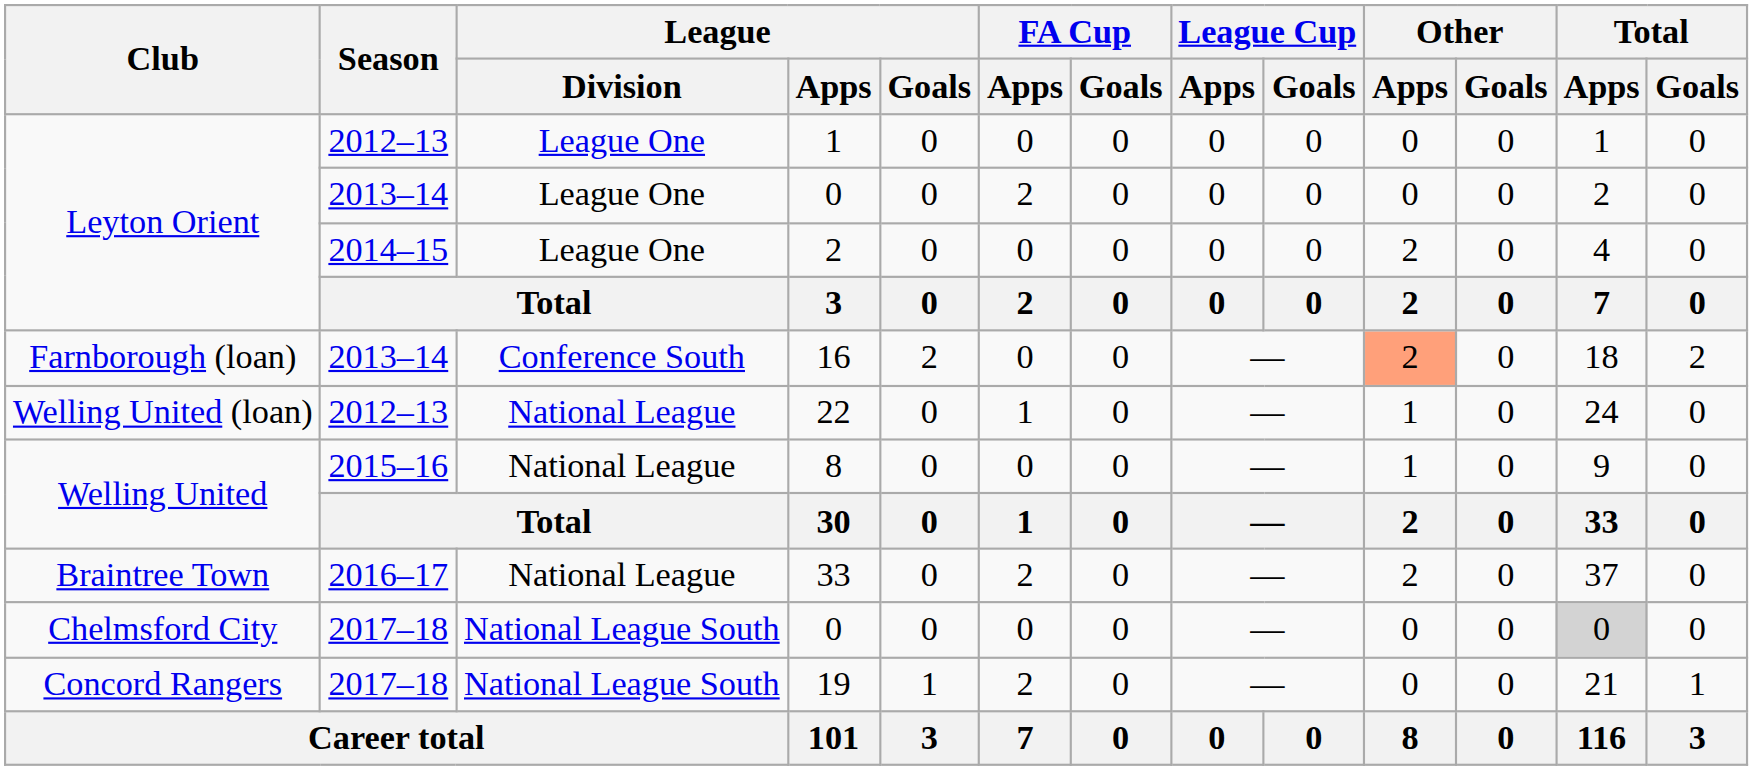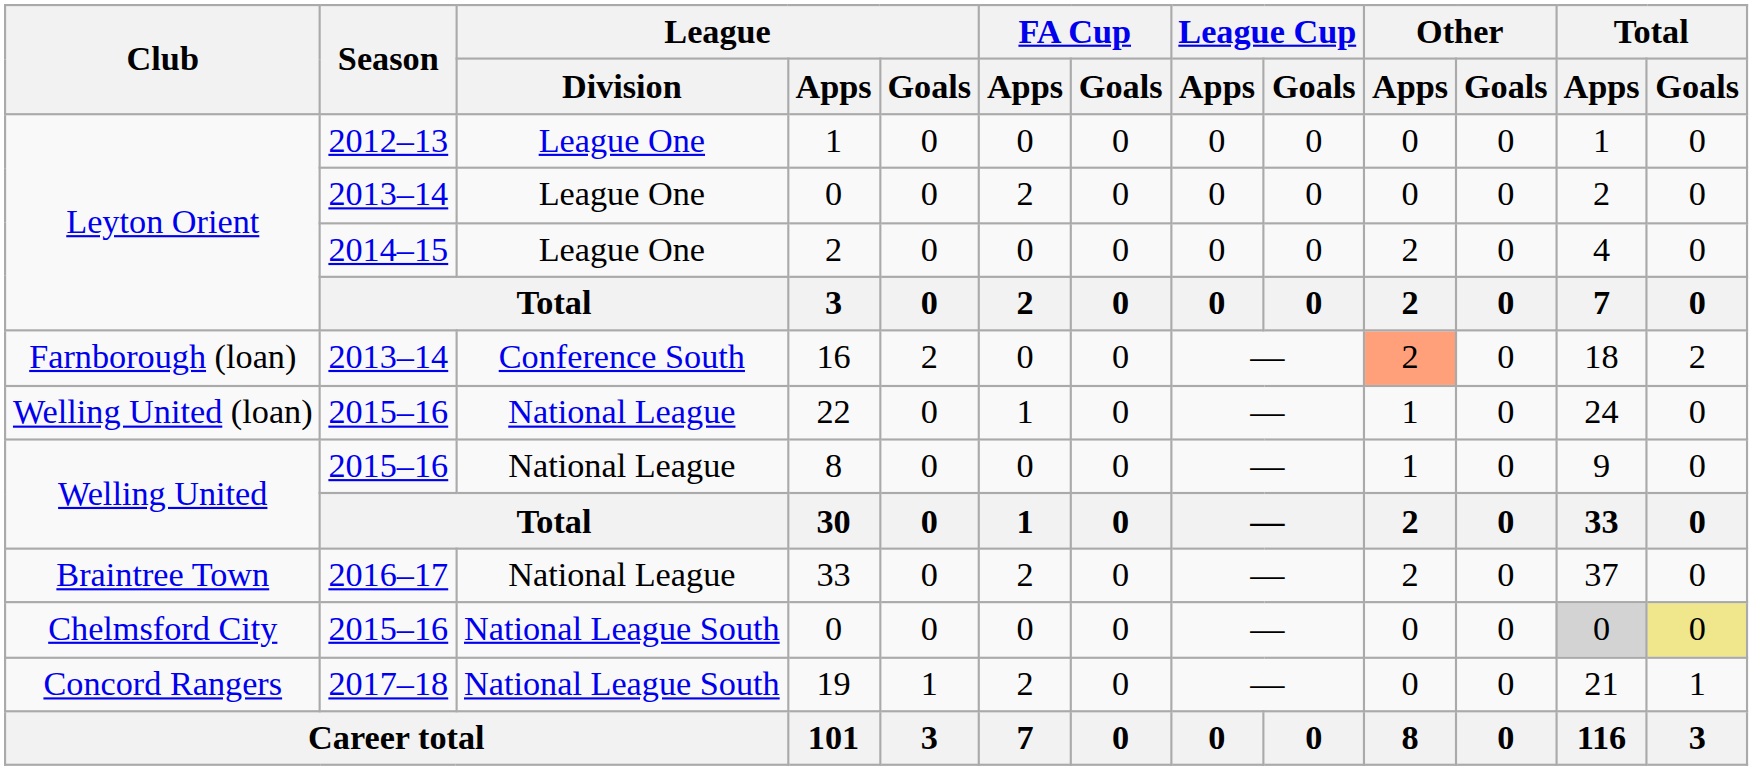(388, 411) 2012–13 -> (388, 411) 2015–16
(388, 628) 2017–18 -> (388, 628) 2015–16
(1697, 628) no background -> (1697, 628) khaki background
